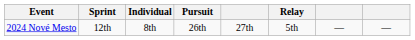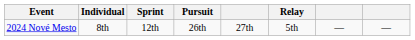columns swapped: (150, 12) <-> (102, 12)
